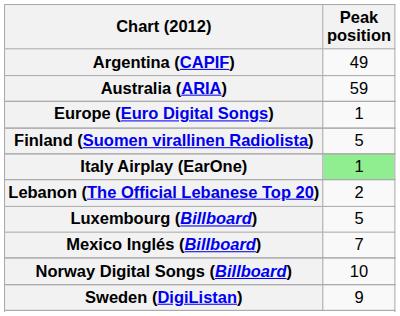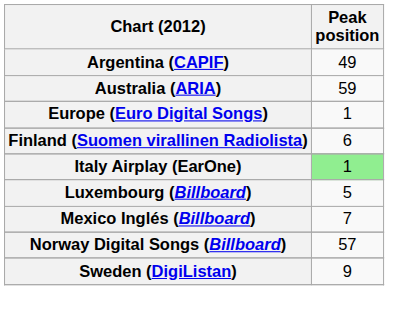(359, 140) 5 -> (347, 140) 6
- row: (164, 192)
(359, 271) 10 -> (347, 245) 57
